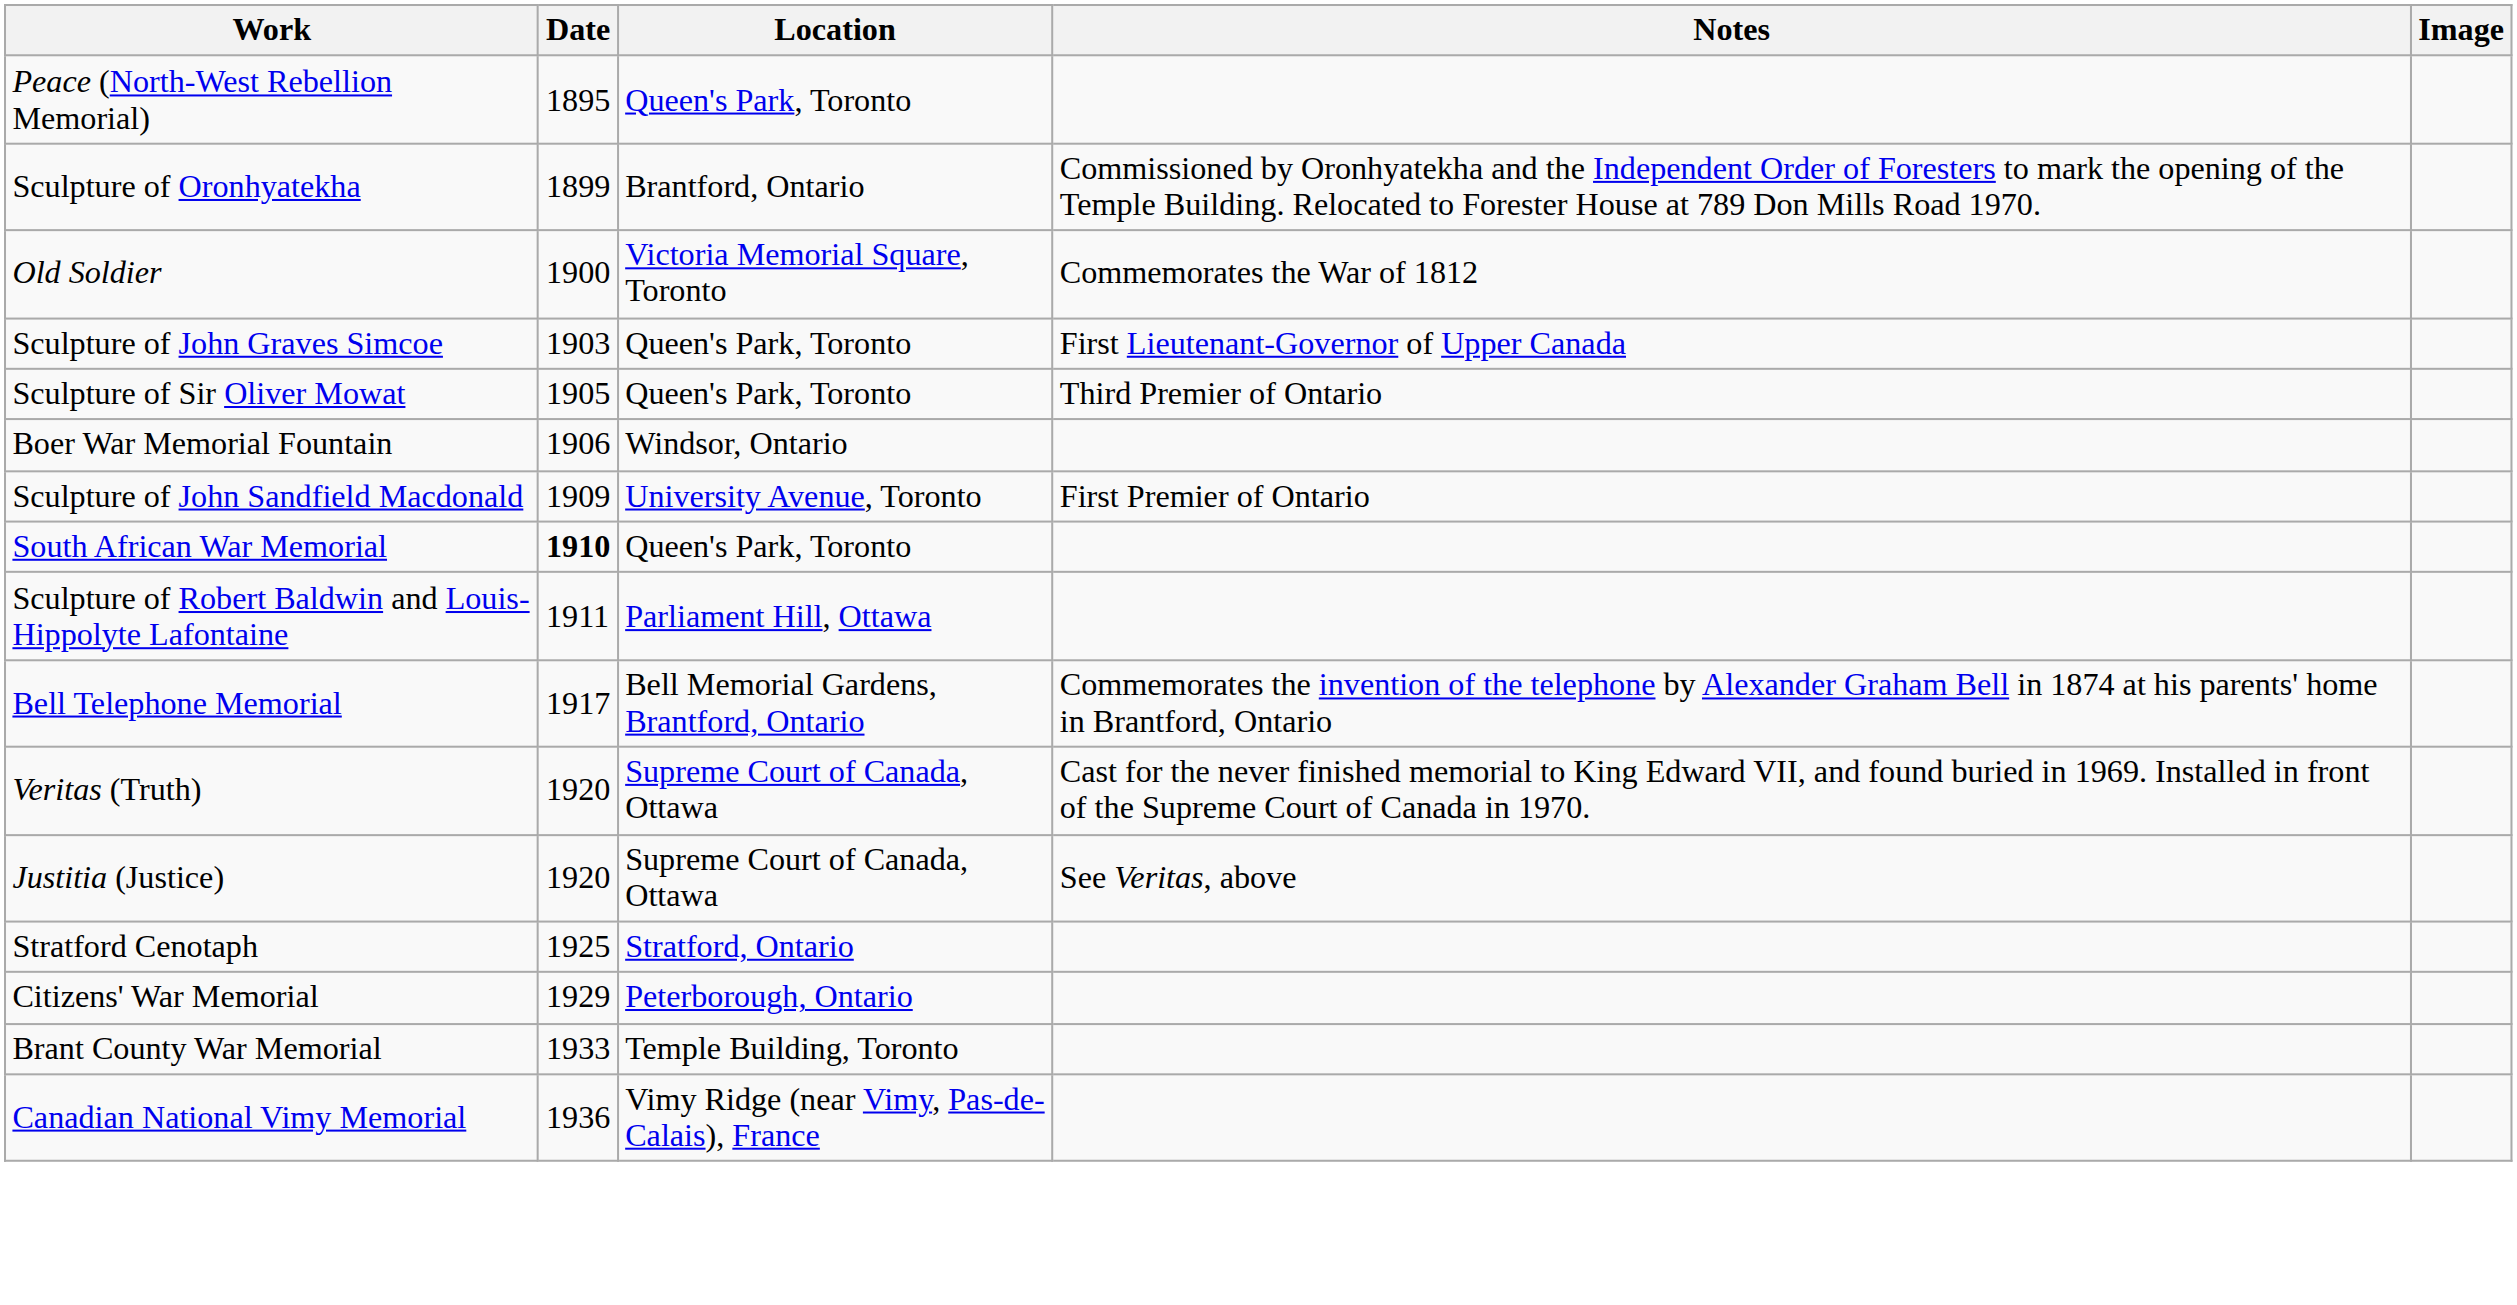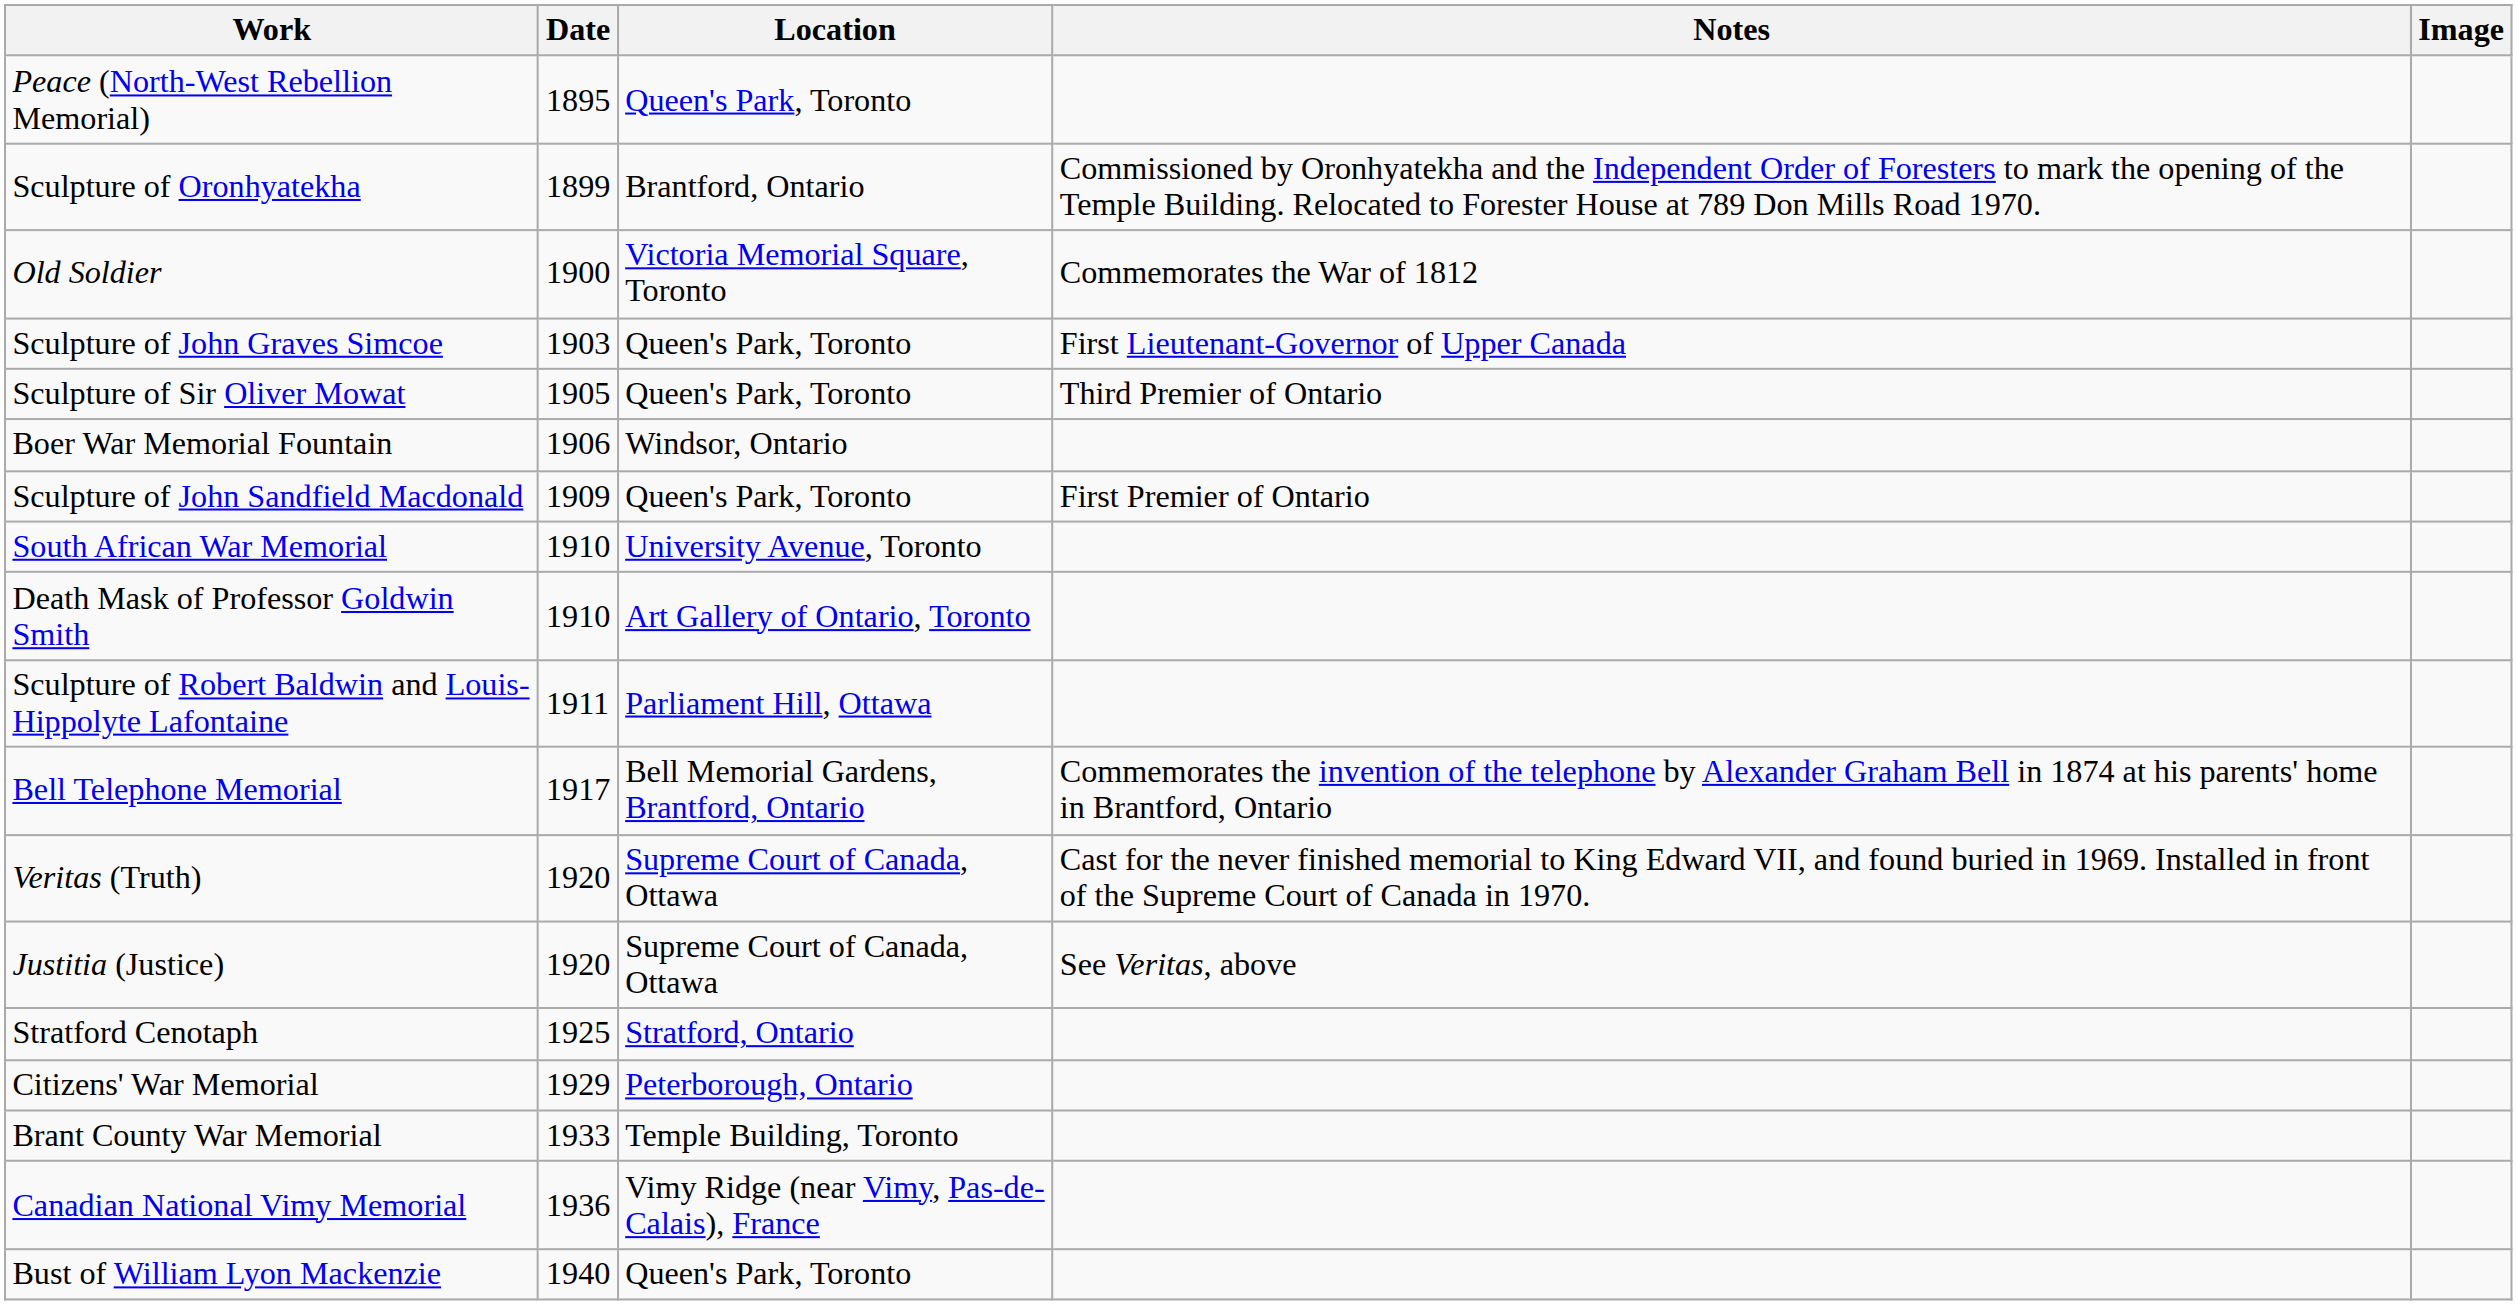(803, 495) University Avenue, Toronto -> (768, 495) Queen's Park, Toronto
(578, 546) bold -> (578, 546) normal
(768, 546) Queen's Park, Toronto -> (803, 546) University Avenue, Toronto
+ row: (233, 615)
+ row: (227, 1273)
